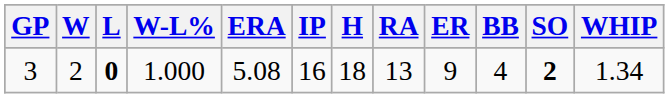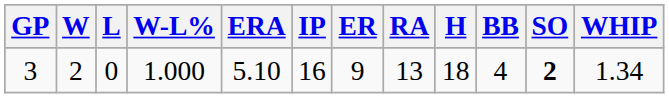columns swapped: (352, 26) <-> (450, 26)
(111, 69) bold -> (111, 69) normal
(257, 69) 5.08 -> (257, 69) 5.10
